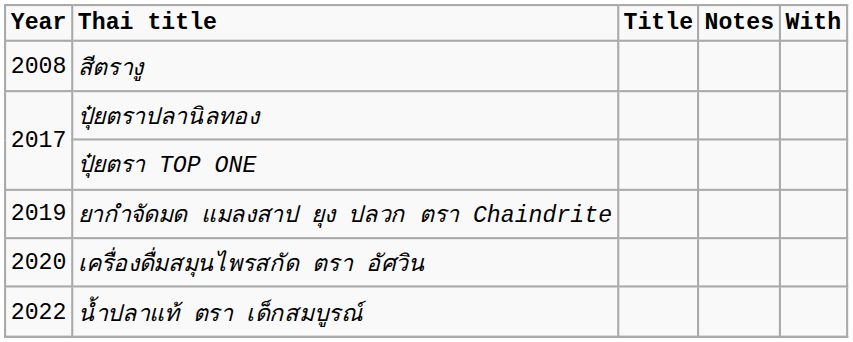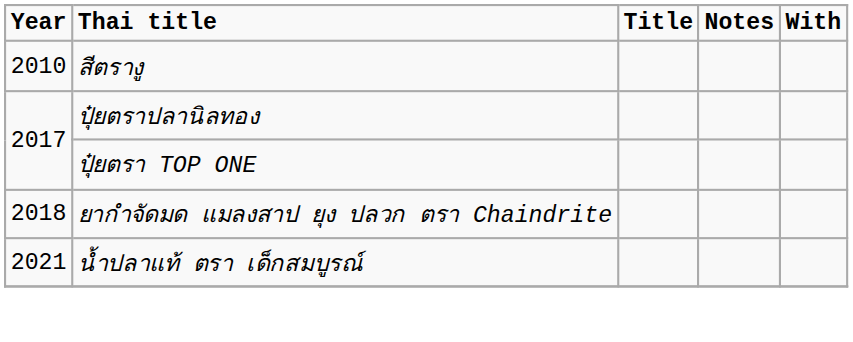(39, 66) 2008 -> (39, 66) 2010
(39, 214) 2019 -> (39, 214) 2018
- row: (251, 265)
(39, 312) 2022 -> (39, 263) 2021
